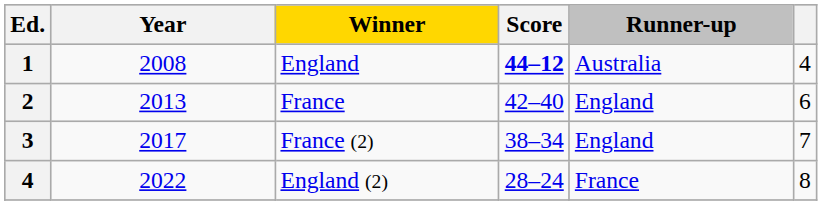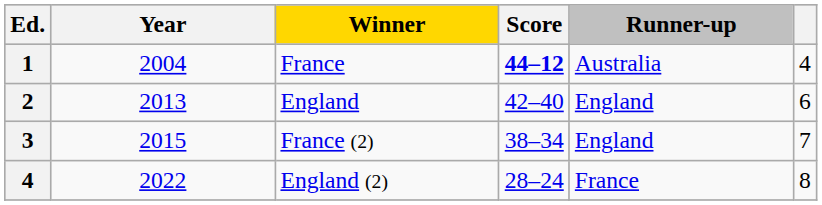(163, 63) 2008 -> (163, 63) 2004
(320, 63) England -> (313, 63) France
(313, 102) France -> (320, 102) England
(163, 141) 2017 -> (163, 141) 2015
